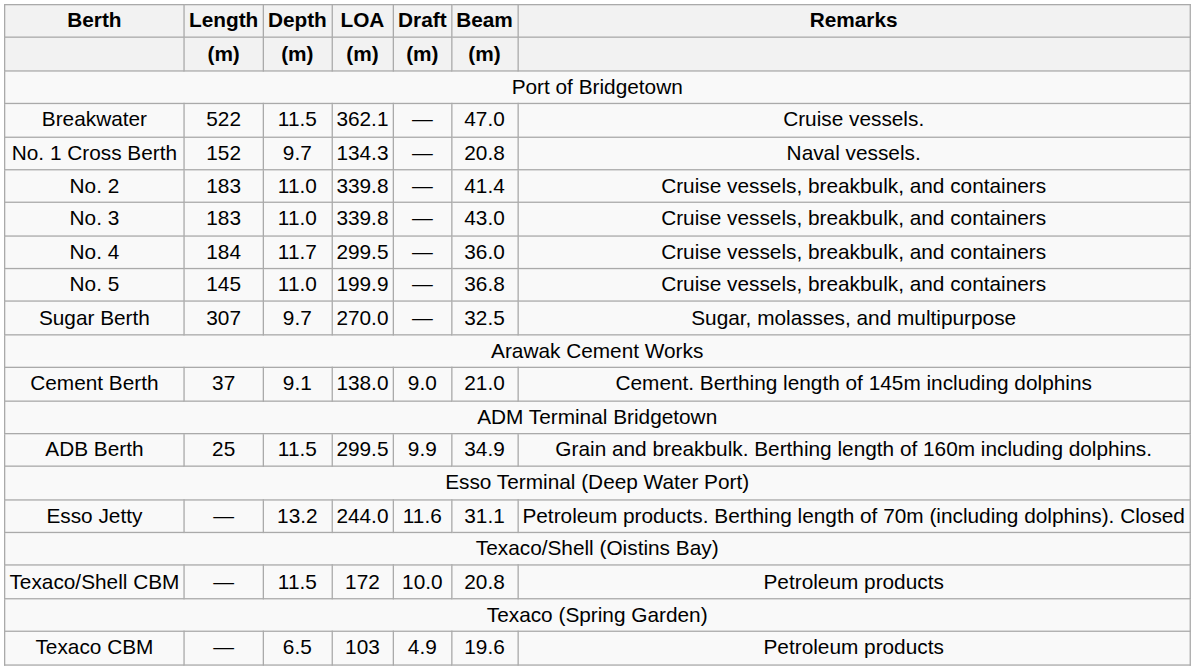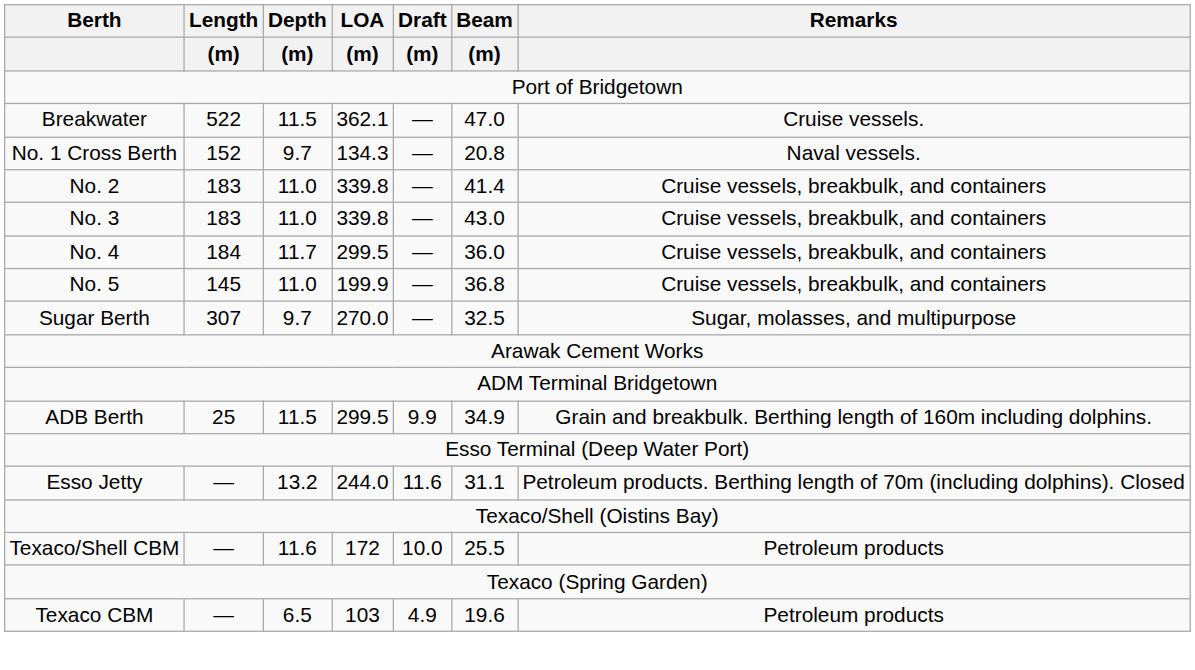- row: (94, 383)
(297, 581) 11.5 -> (297, 548) 11.6
(485, 581) 20.8 -> (485, 548) 25.5
